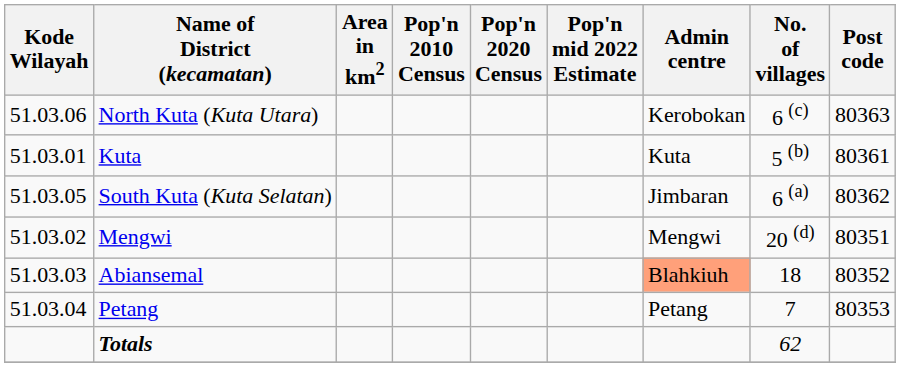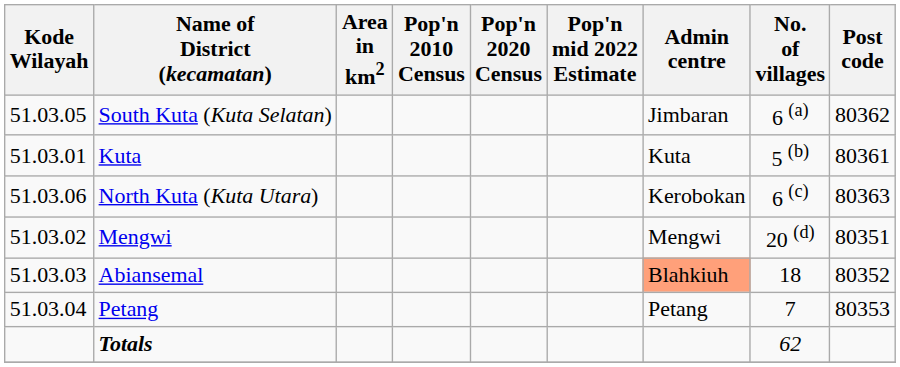rows swapped: (215, 196) <-> (209, 114)
